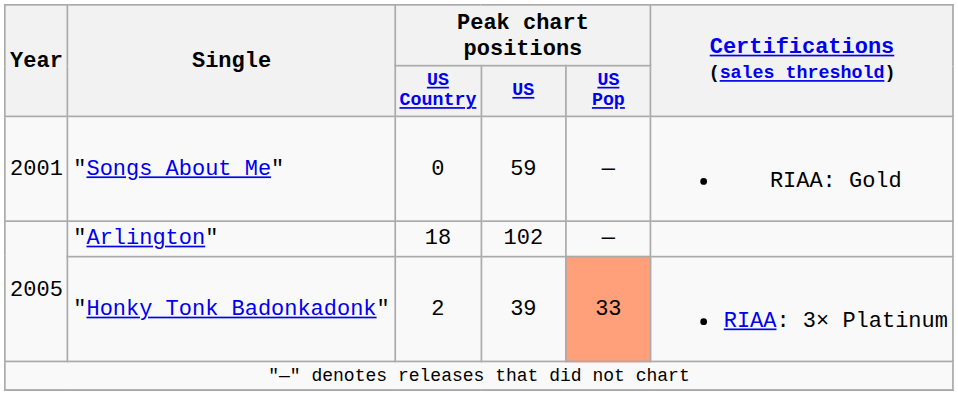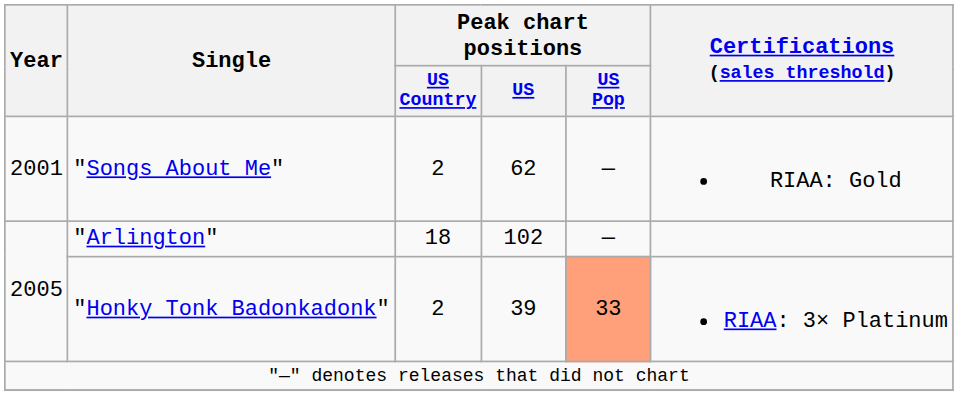(438, 168) 0 -> (438, 168) 2
(523, 168) 59 -> (523, 168) 62
